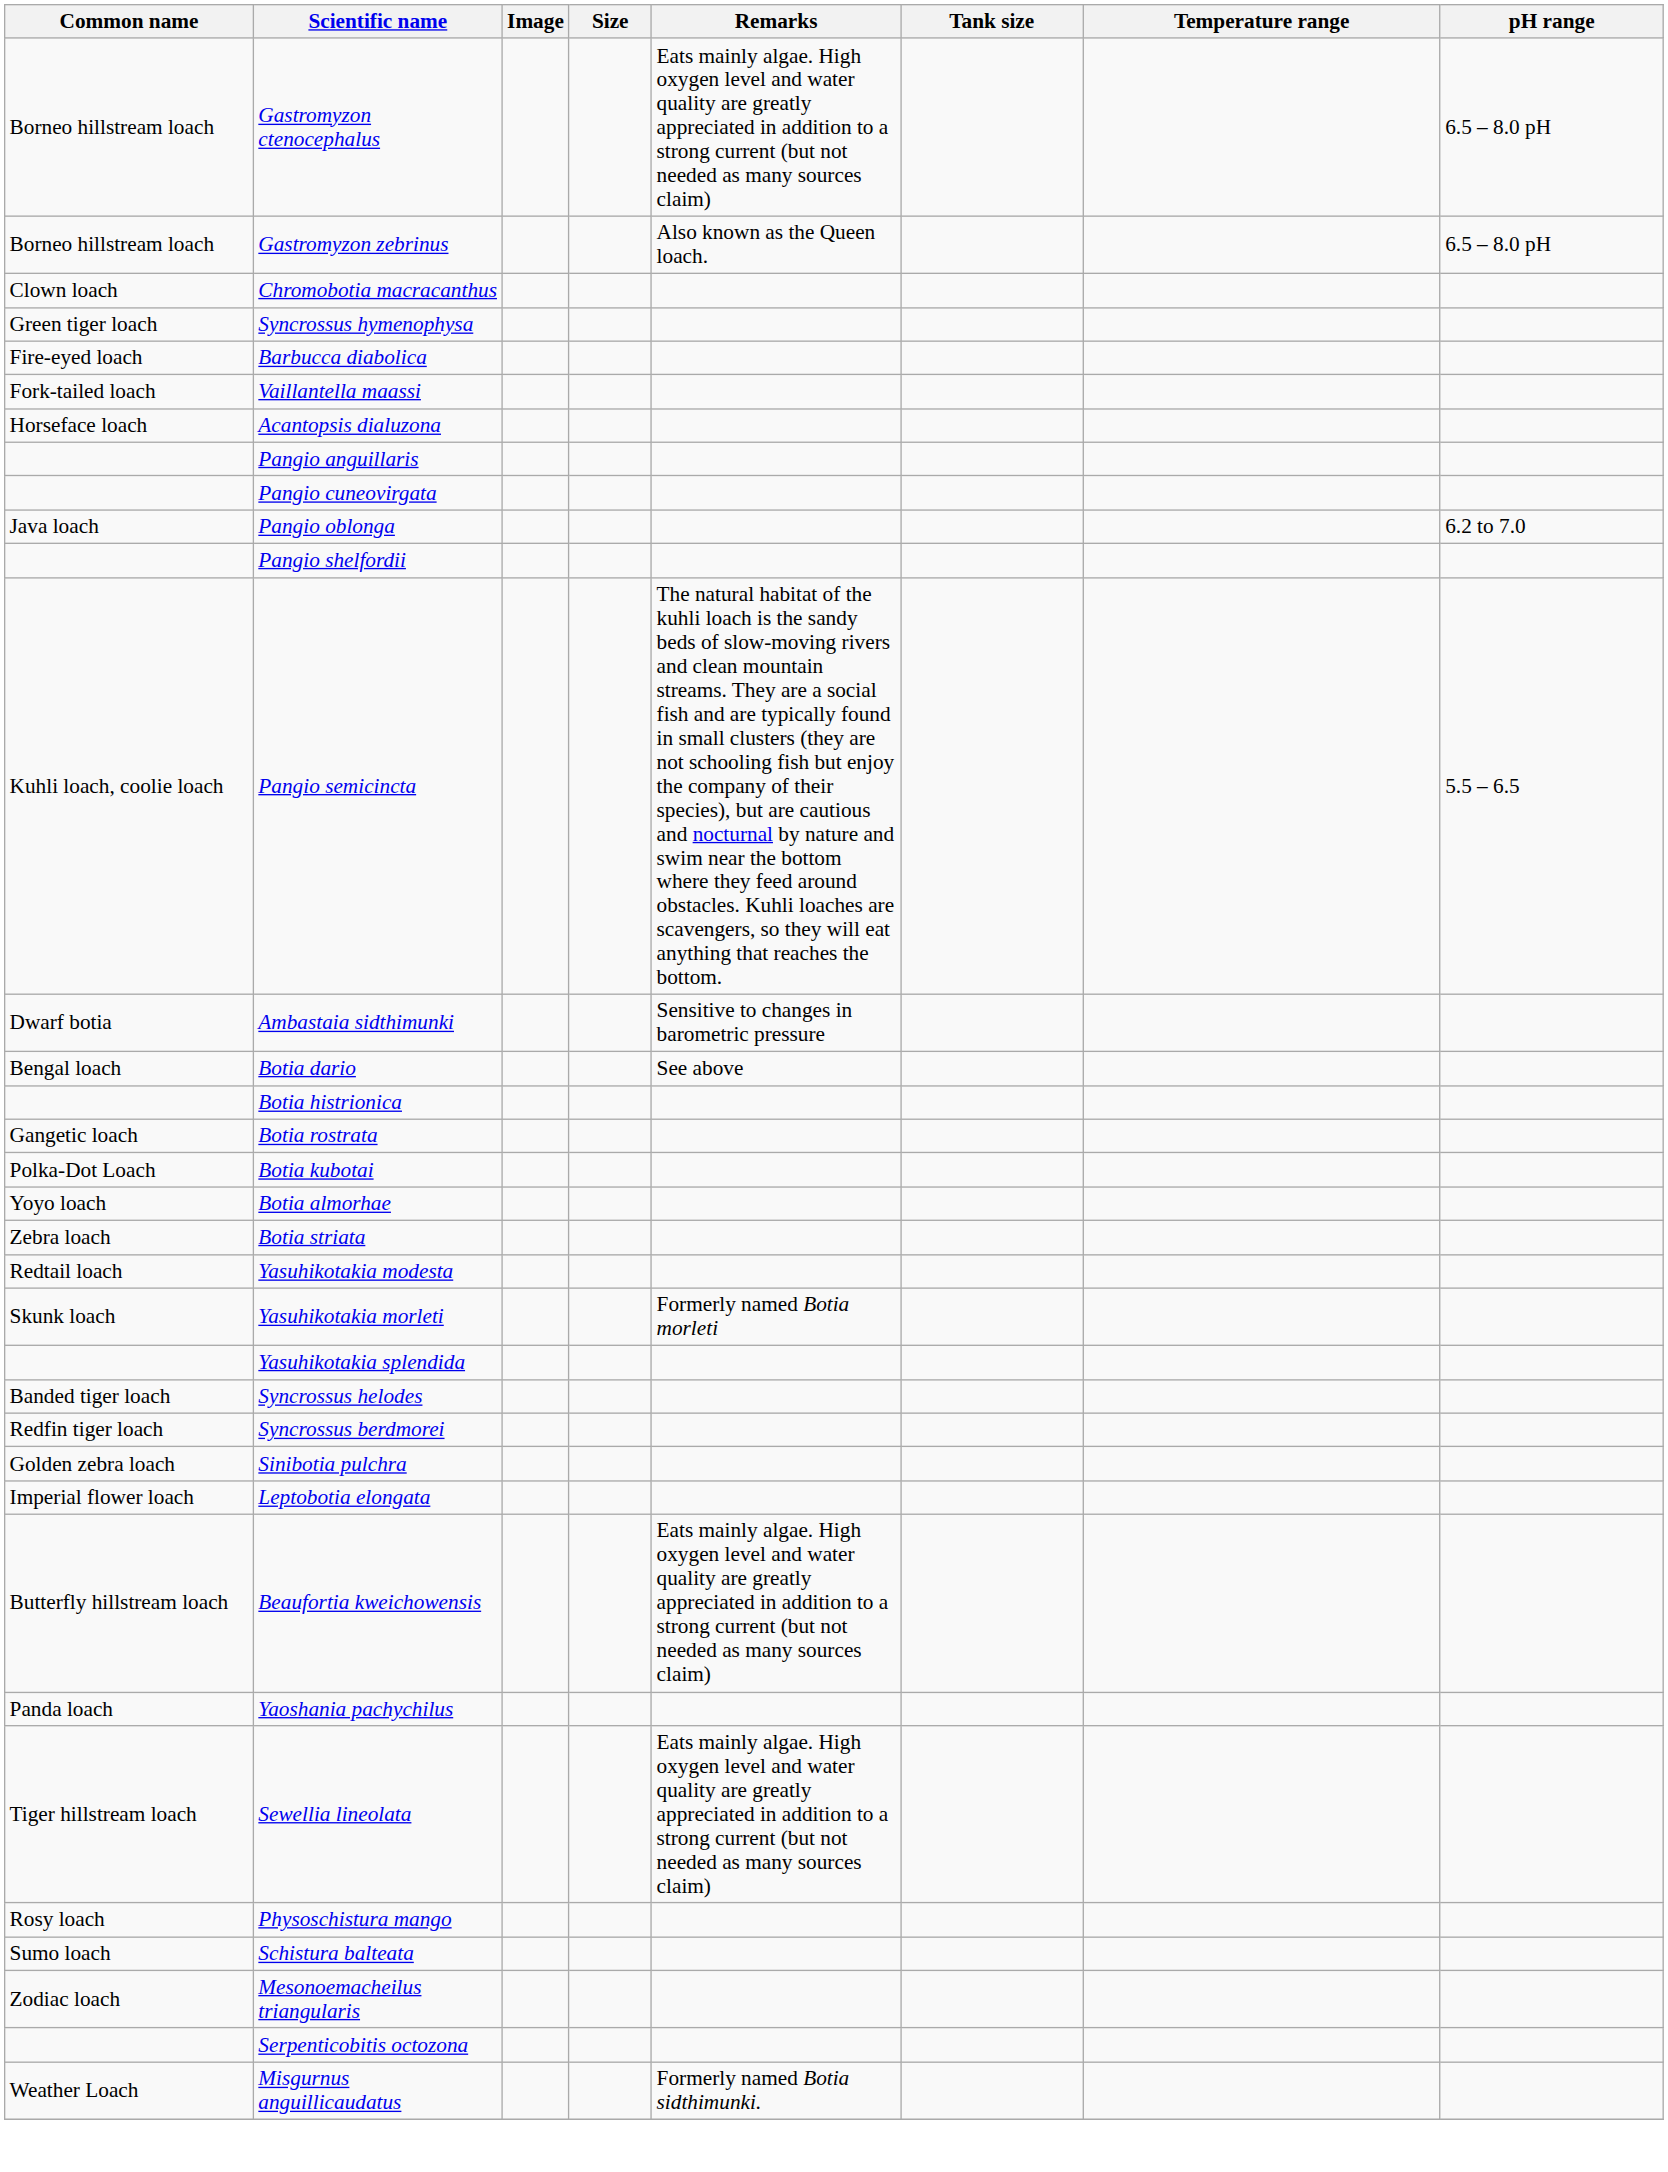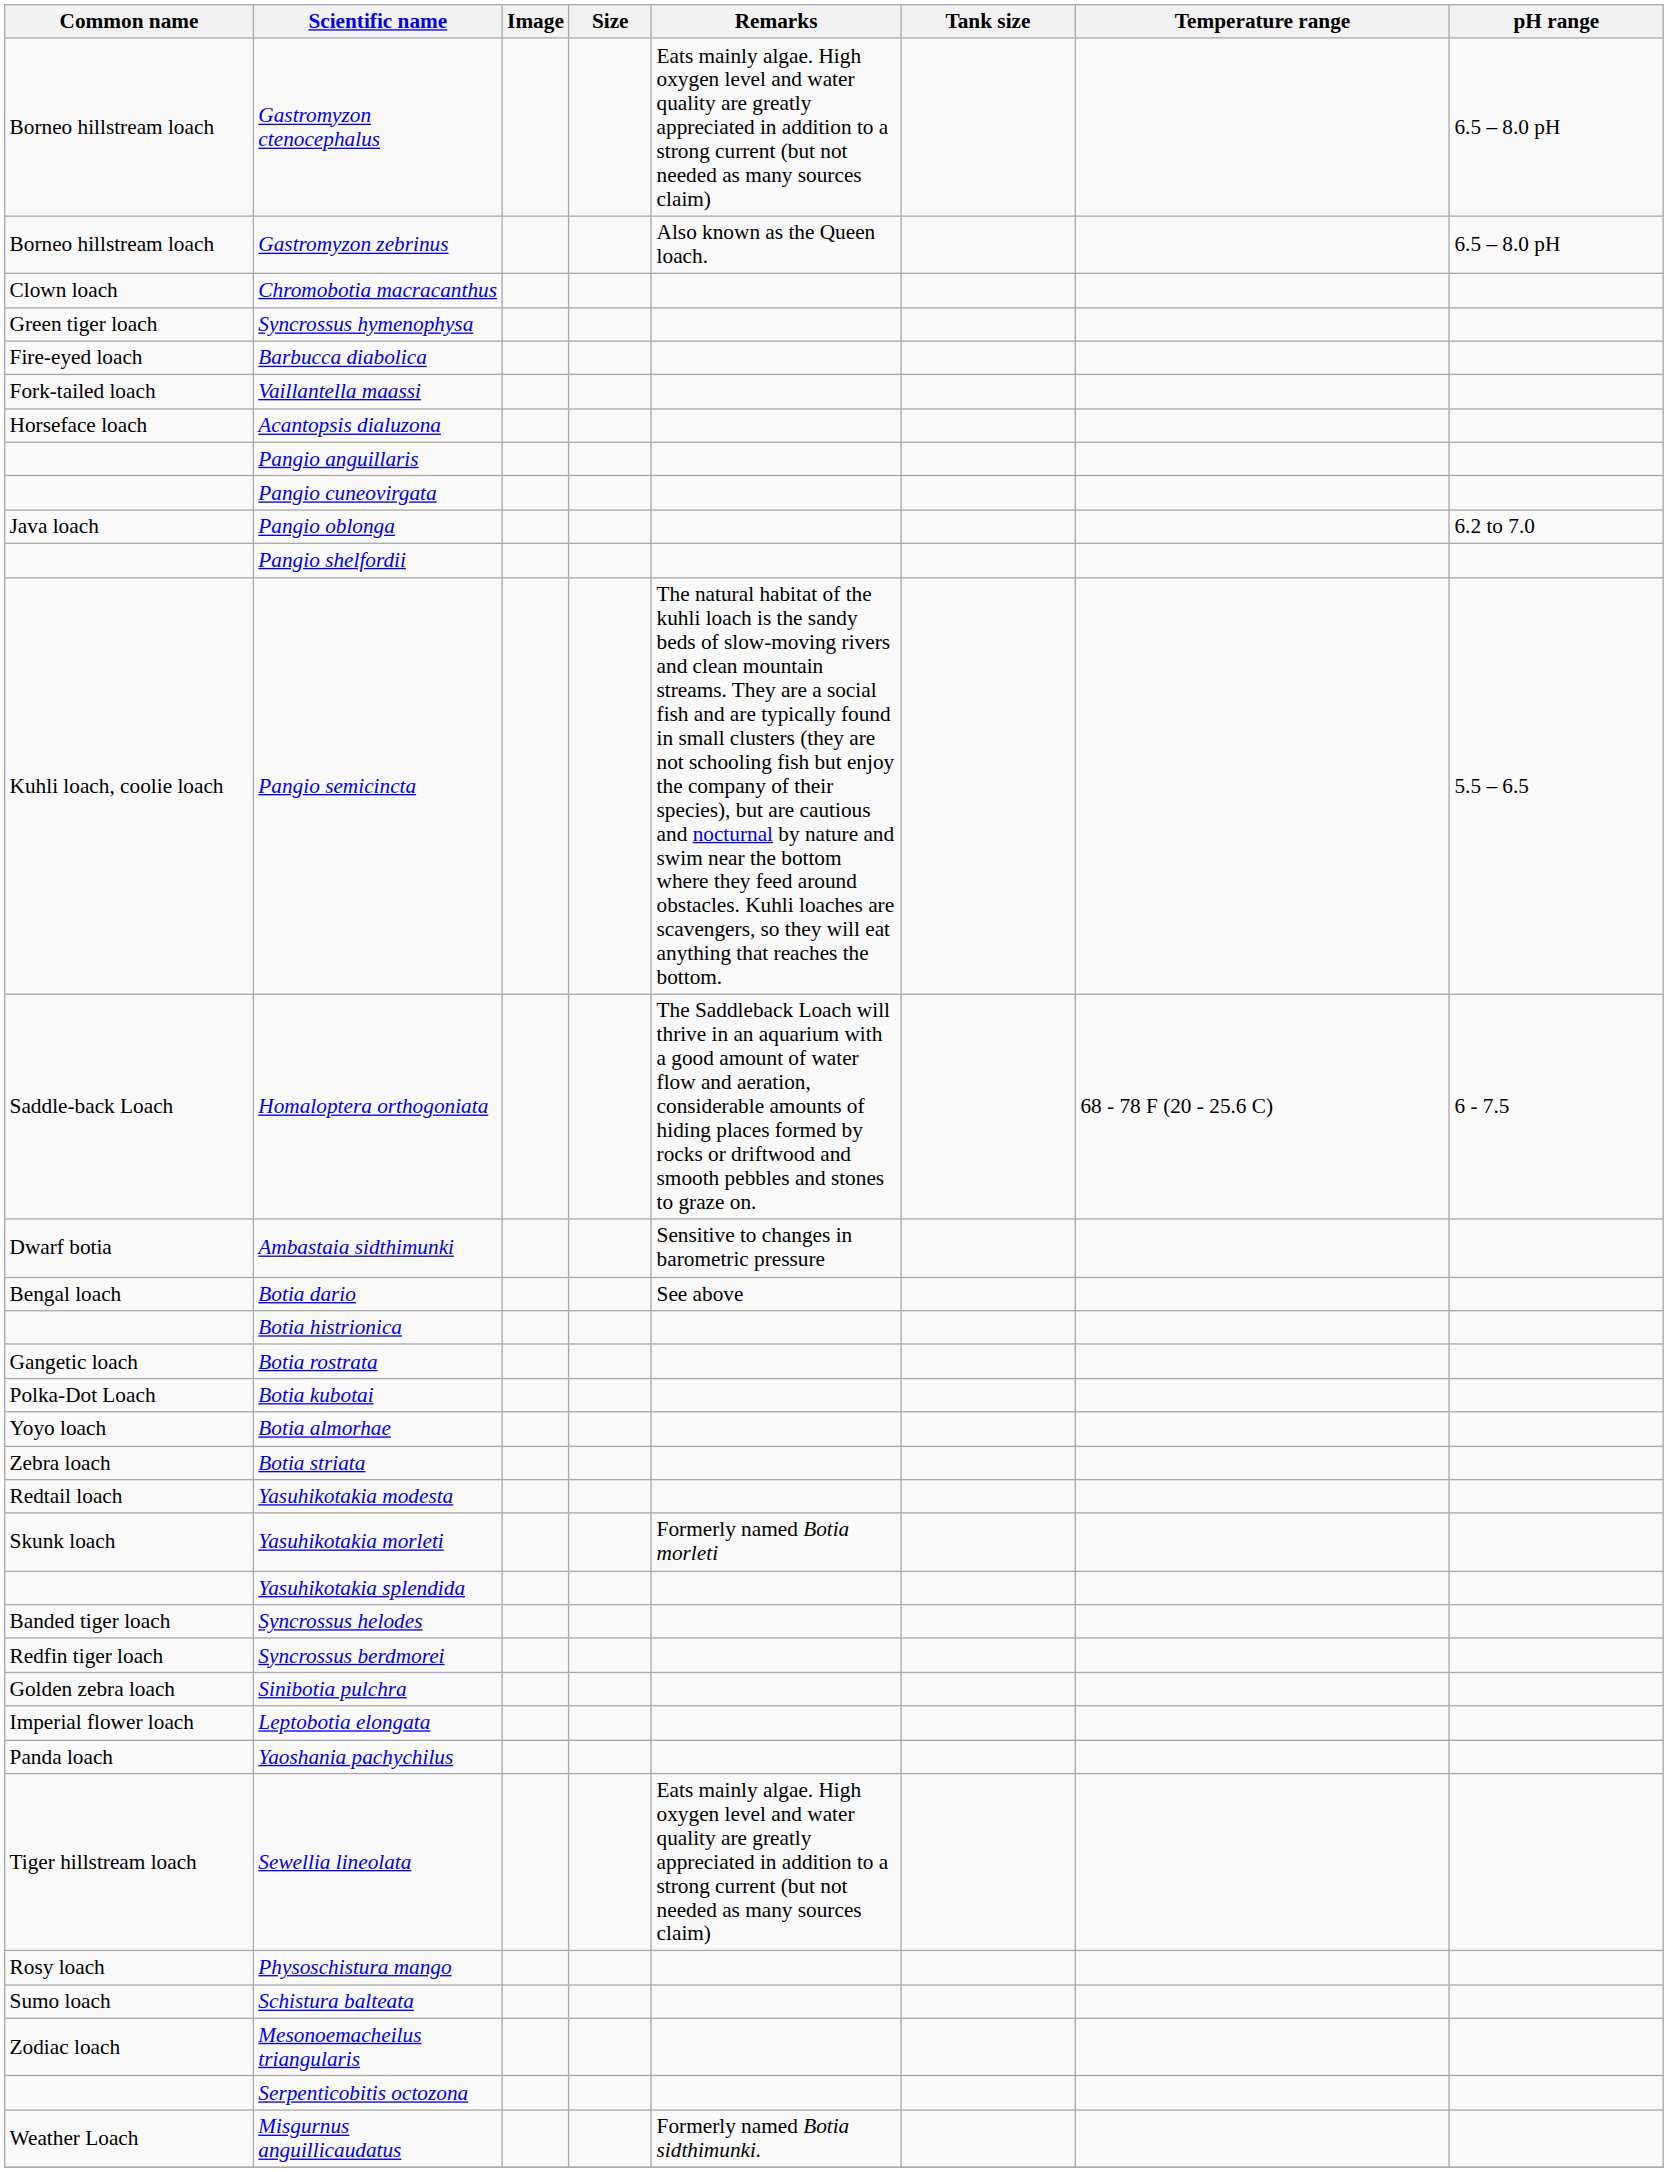+ row: (373, 1106)
- row: (370, 1602)
